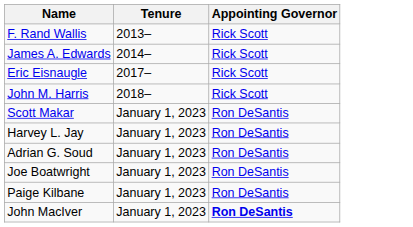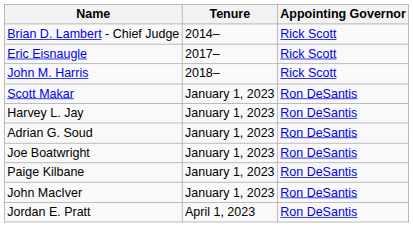+ row: (93, 34)
- row: (47, 34)
- row: (59, 53)
(252, 212) bold -> (319, 192) normal
+ row: (49, 212)
